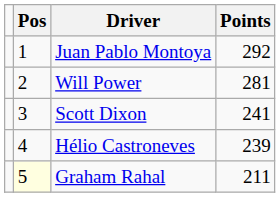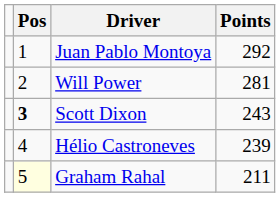(23, 114) normal -> (23, 114) bold
(256, 114) 241 -> (256, 114) 243
